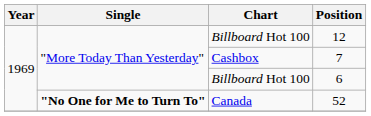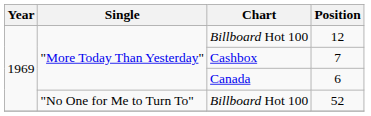(261, 79) Billboard Hot 100 -> (230, 79) Canada
(123, 100) bold -> (117, 100) normal
(232, 100) Canada -> (259, 100) Billboard Hot 100
